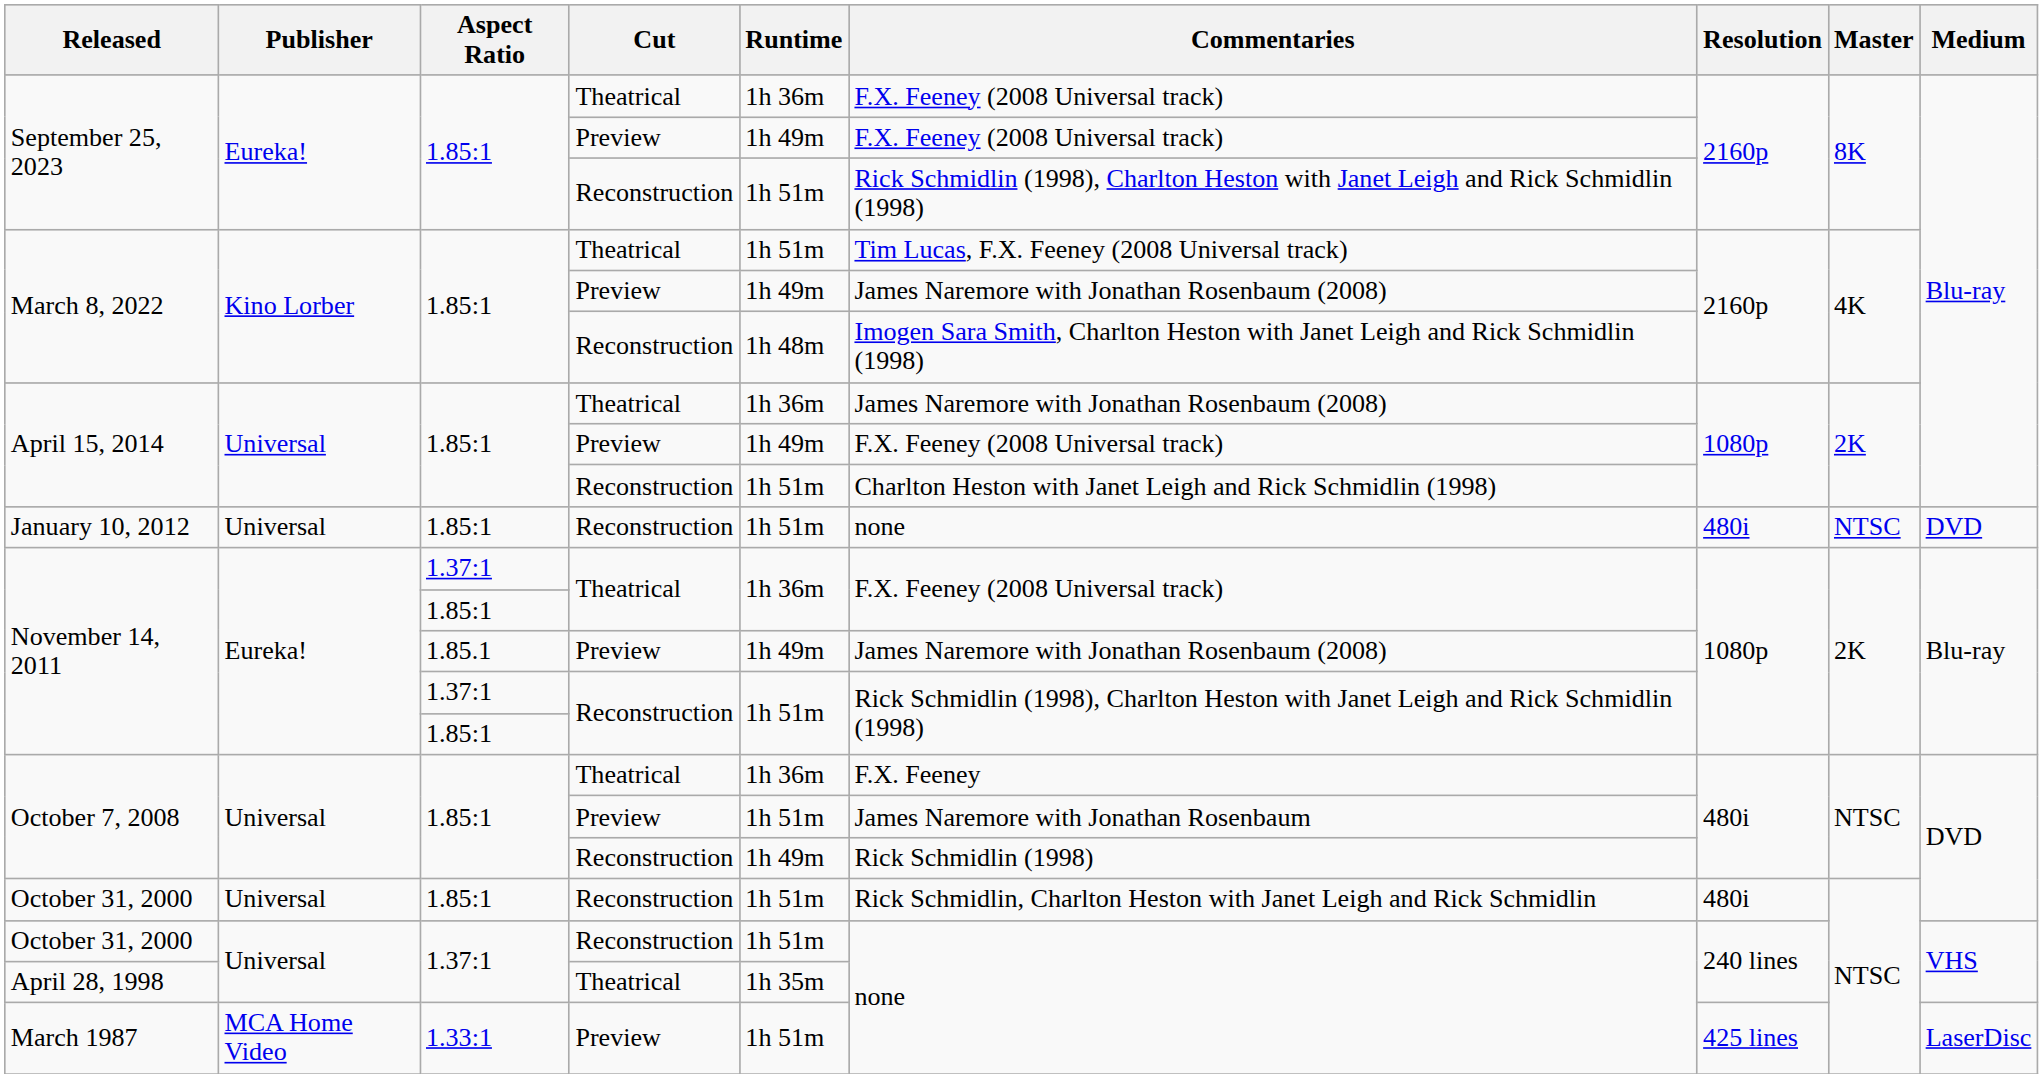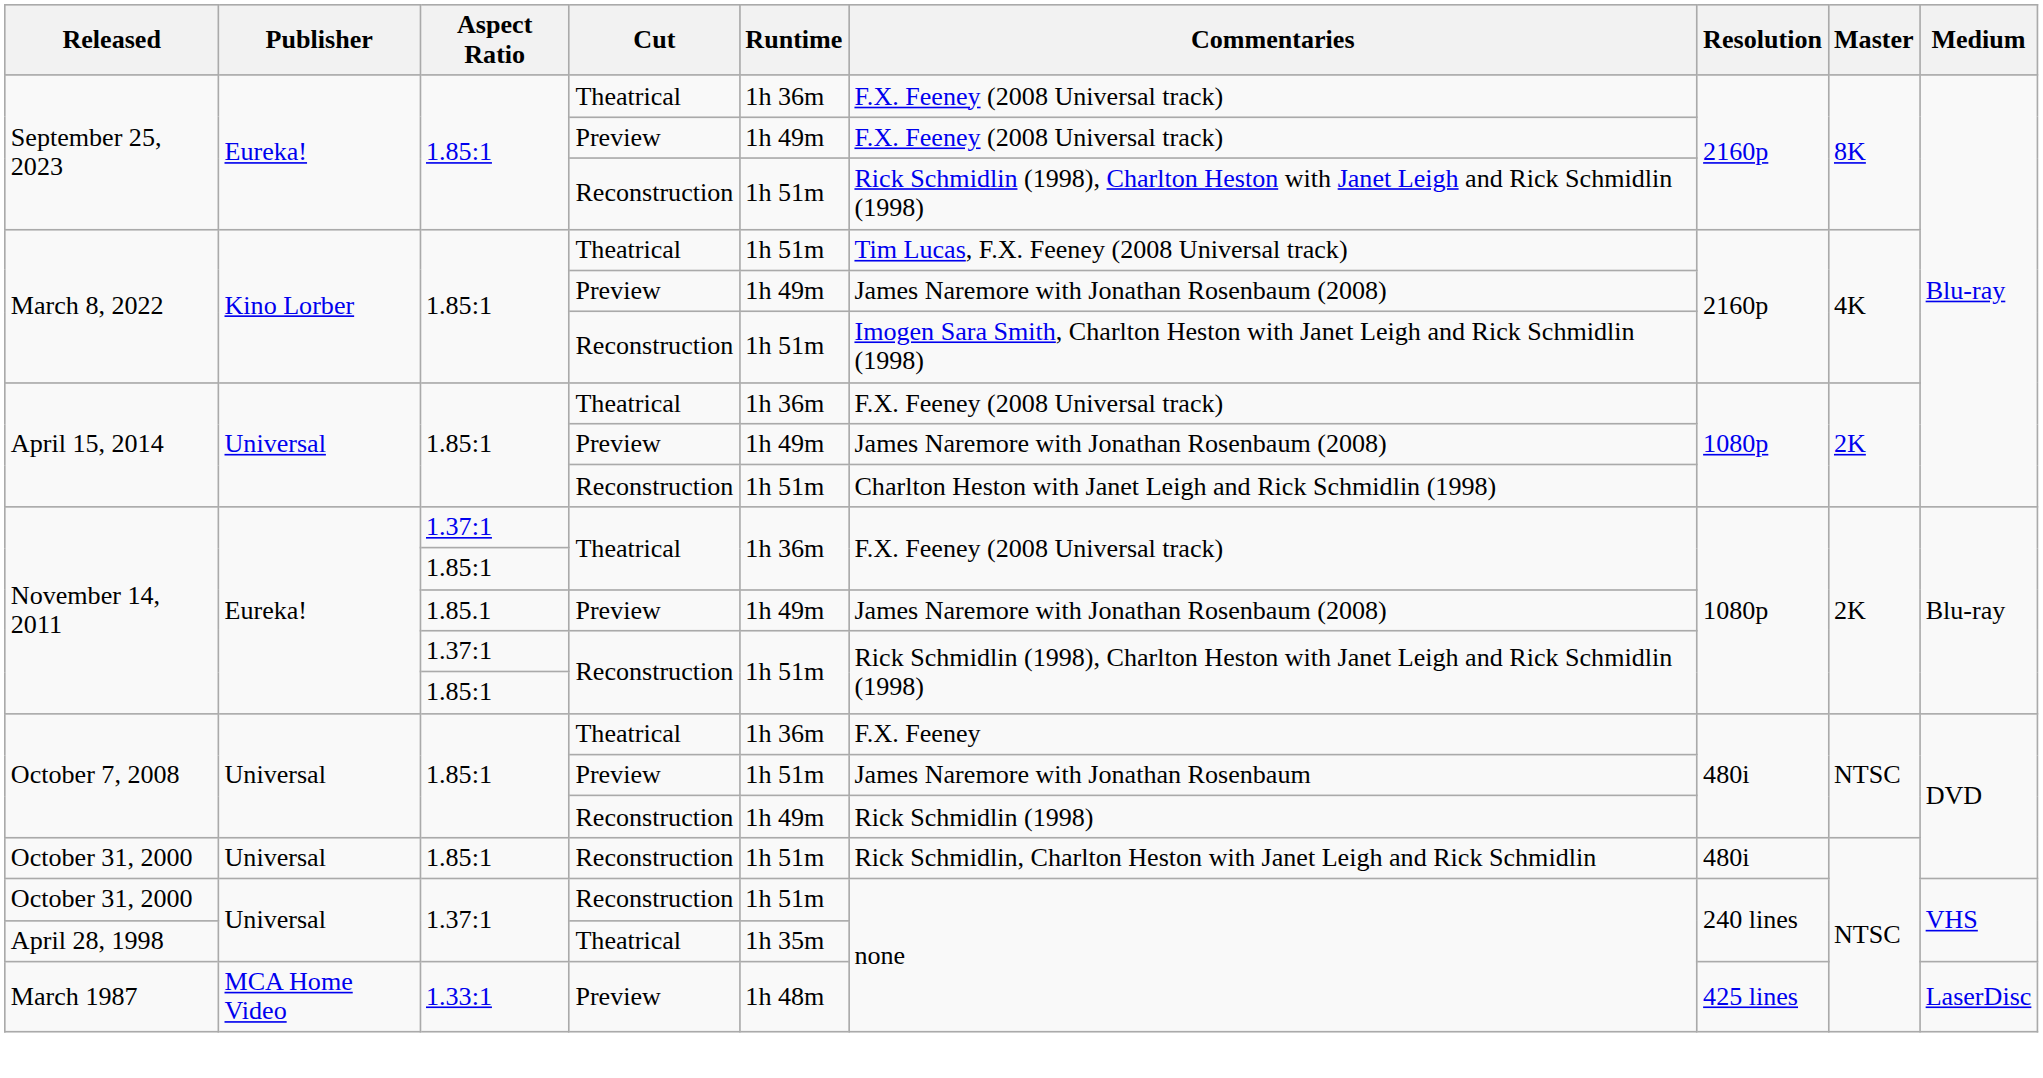(785, 346) 1h 48m -> (785, 346) 1h 51m
(1121, 402) James Naremore with Jonathan Rosenbaum (2008) -> (1039, 402) F.X. Feeney (2008 Universal track)
(1039, 444) F.X. Feeney (2008 Universal track) -> (1121, 444) James Naremore with Jonathan Rosenbaum (2008)
- row: (100, 526)
(785, 1037) 1h 51m -> (785, 996) 1h 48m
